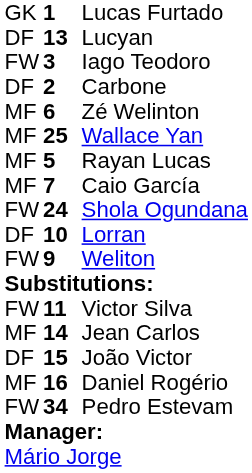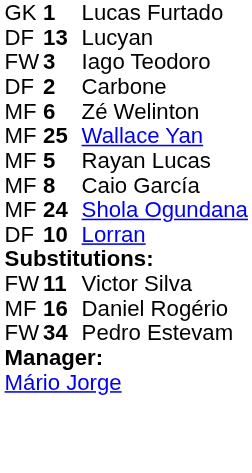(49, 185) 7 -> (49, 185) 8
(22, 209) FW -> (21, 209) MF
- row: (118, 259)
- row: (141, 333)
- row: (137, 357)
